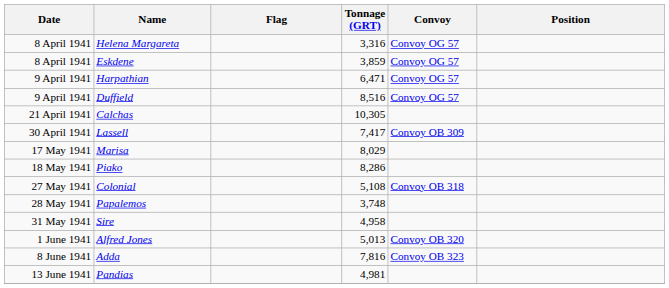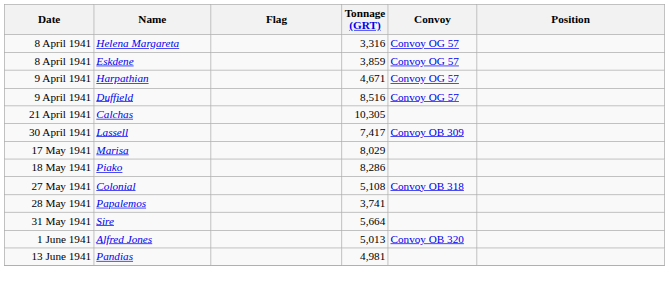(373, 79) 6,471 -> (373, 79) 4,671
(373, 203) 3,748 -> (373, 203) 3,741
(373, 221) 4,958 -> (373, 221) 5,664
- row: (108, 256)
